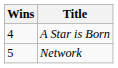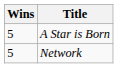(10, 33) 4 -> (10, 33) 5
